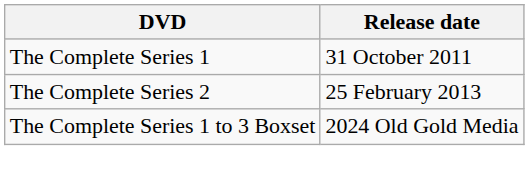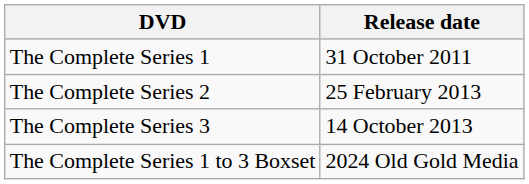+ row: (110, 126)
